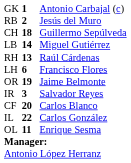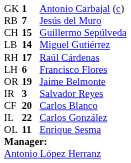(24, 21) 2 -> (24, 21) 7
(27, 33) 18 -> (27, 33) 15
(27, 57) 13 -> (27, 57) 17
